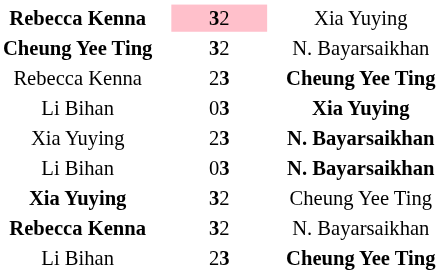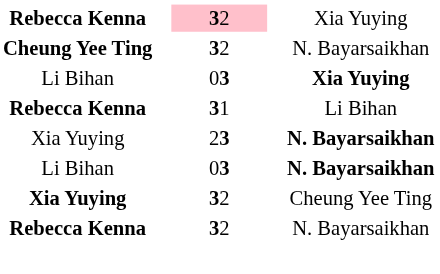- row: (78, 78)
+ row: (78, 108)
- row: (78, 258)
